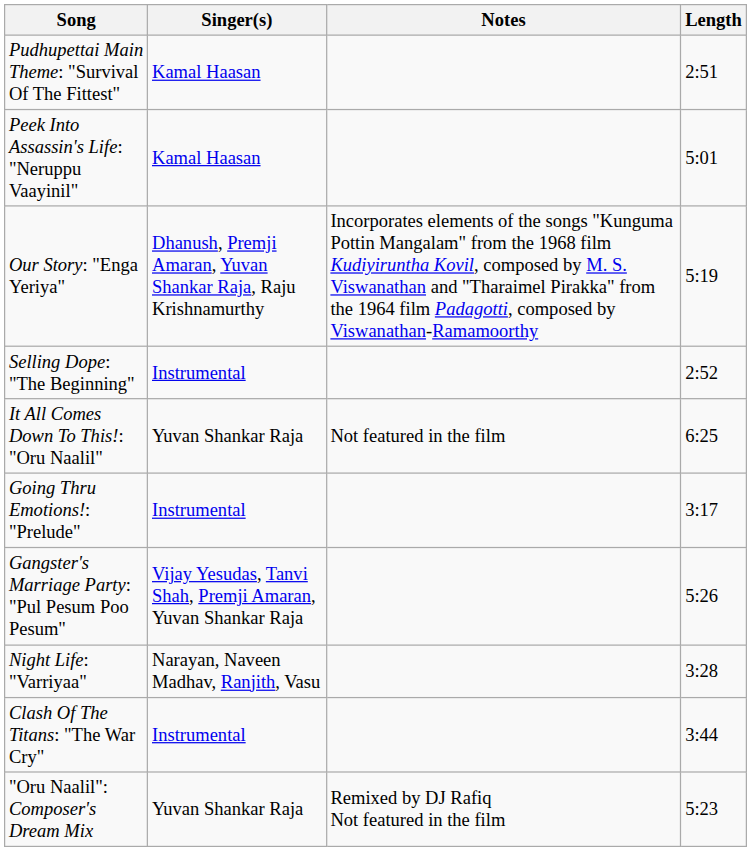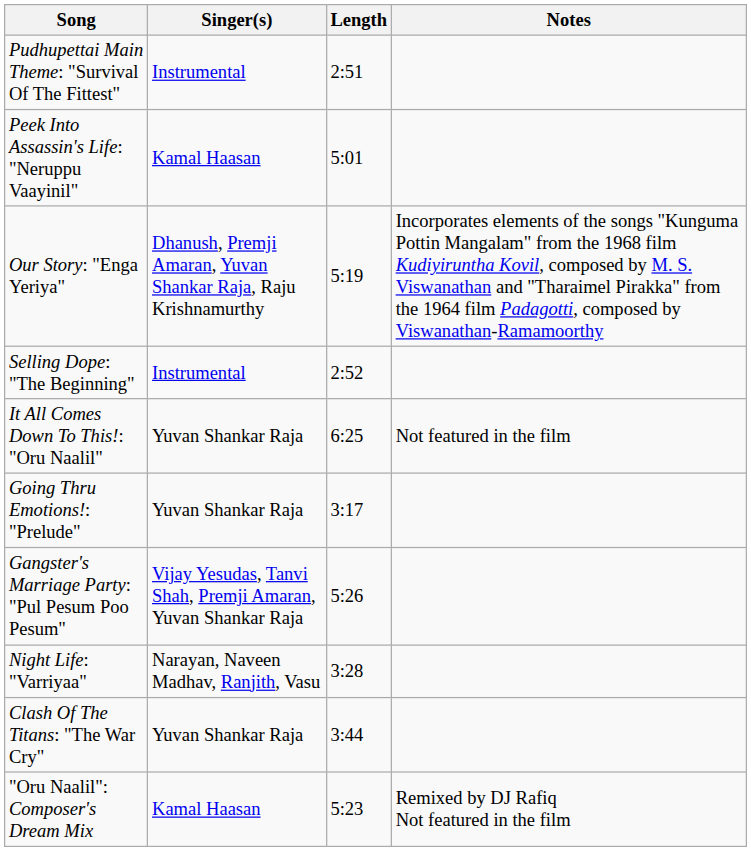columns swapped: (713, 19) <-> (503, 19)
(206, 72) Kamal Haasan -> (199, 72) Instrumental
(199, 510) Instrumental -> (228, 510) Yuvan Shankar Raja
(199, 734) Instrumental -> (228, 734) Yuvan Shankar Raja
(228, 808) Yuvan Shankar Raja -> (206, 808) Kamal Haasan
